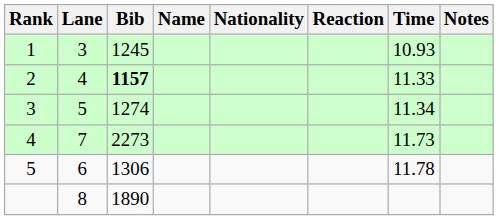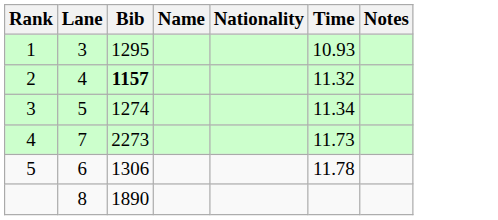- column: (348, 19)
(130, 49) 1245 -> (130, 49) 1295
(414, 79) 11.33 -> (334, 79) 11.32
